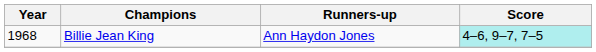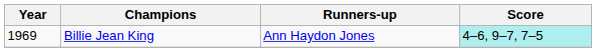(22, 35) 1968 -> (22, 35) 1969
